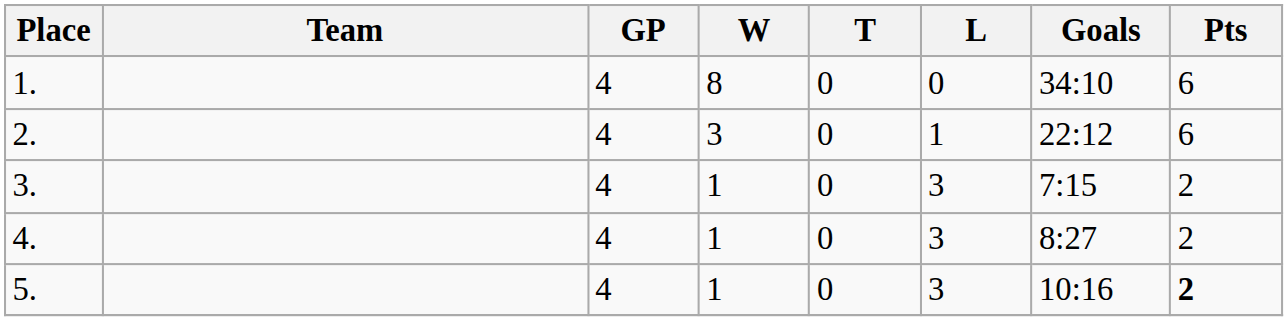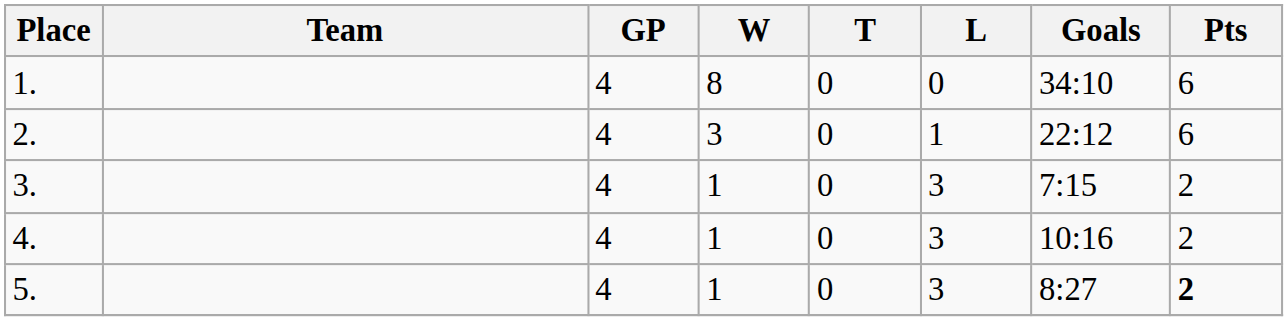(1068, 237) 8:27 -> (1076, 237) 10:16
(1076, 289) 10:16 -> (1068, 289) 8:27
